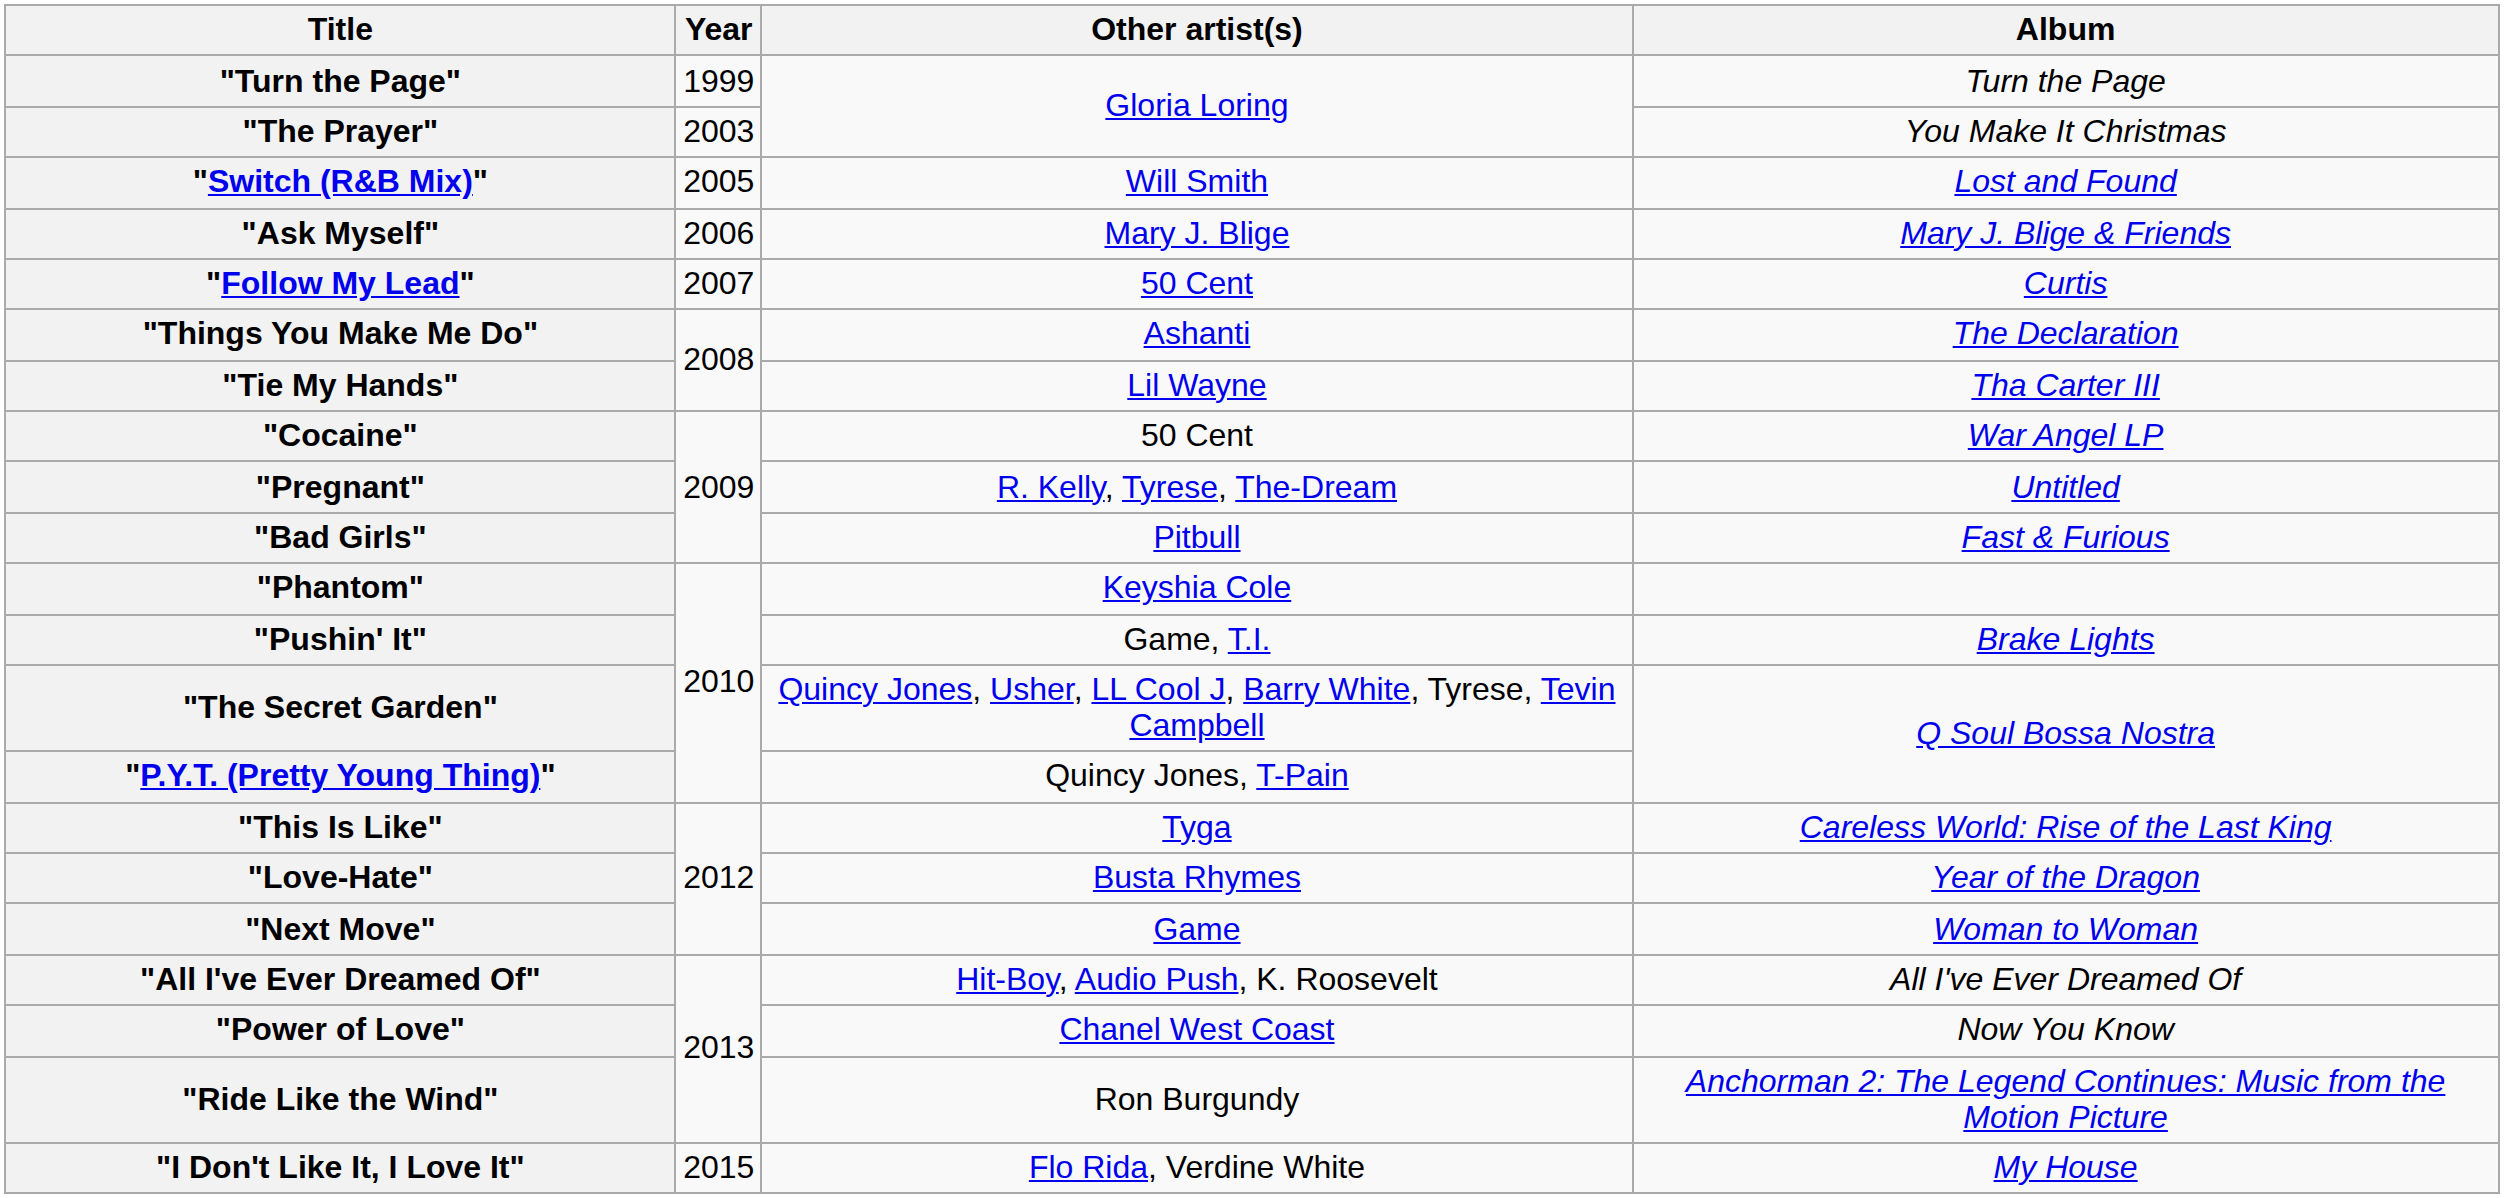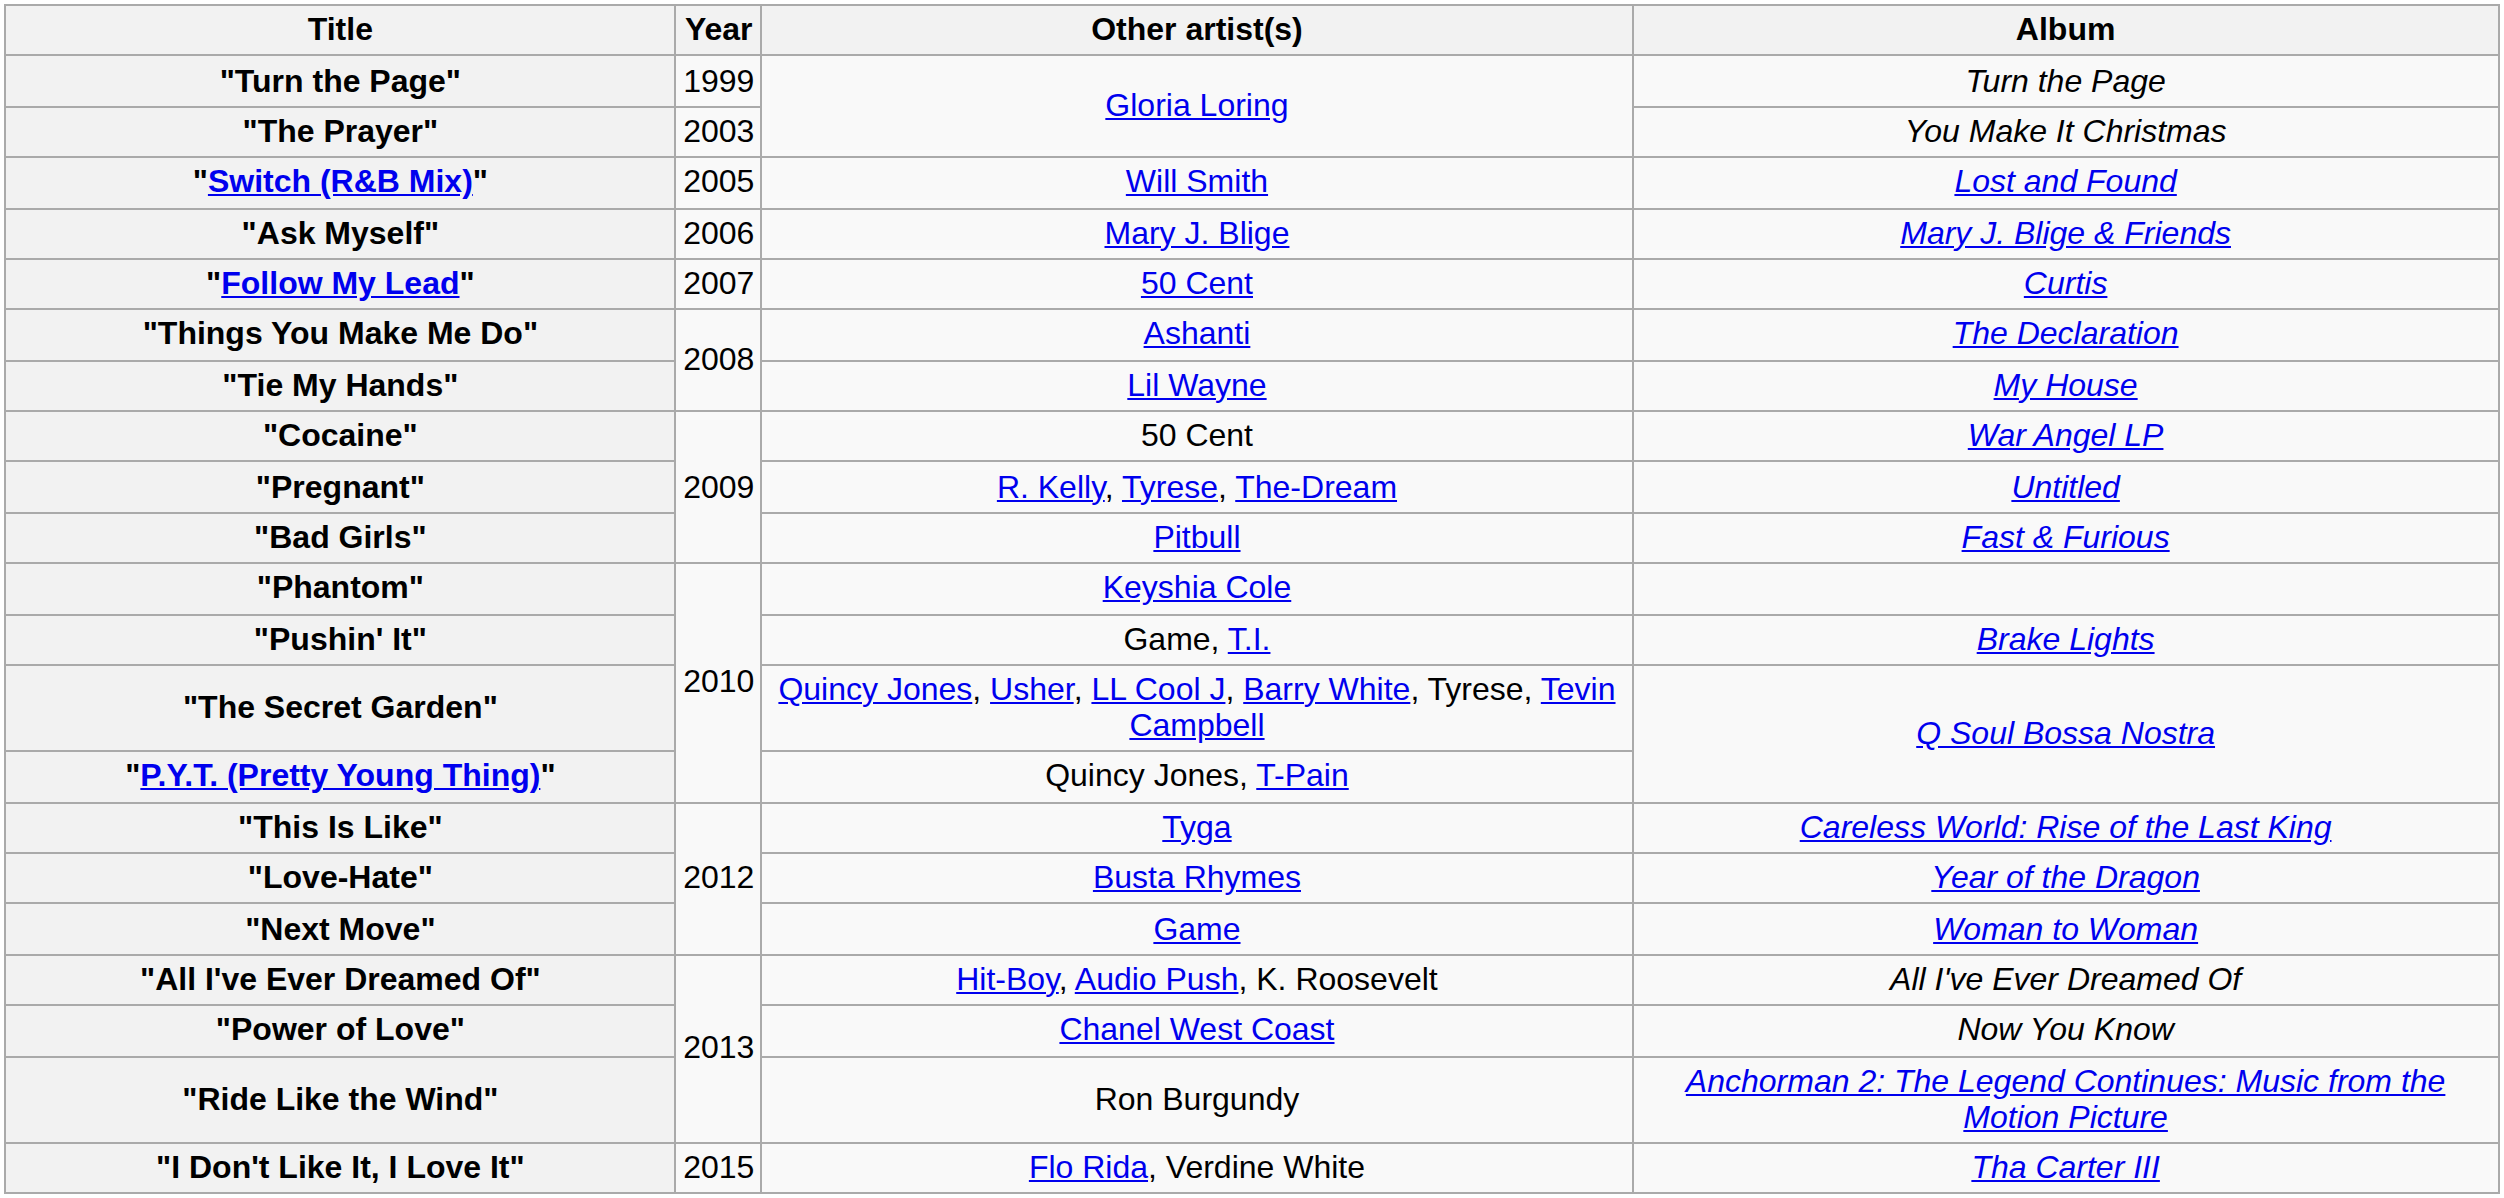(2066, 385) Tha Carter III -> (2066, 385) My House
(2066, 1167) My House -> (2066, 1167) Tha Carter III
